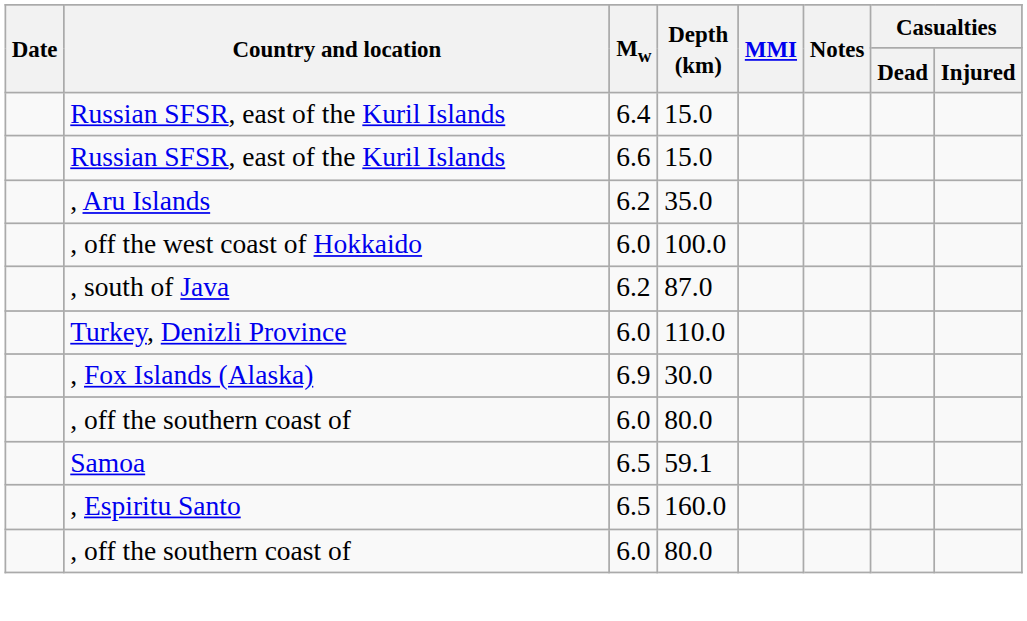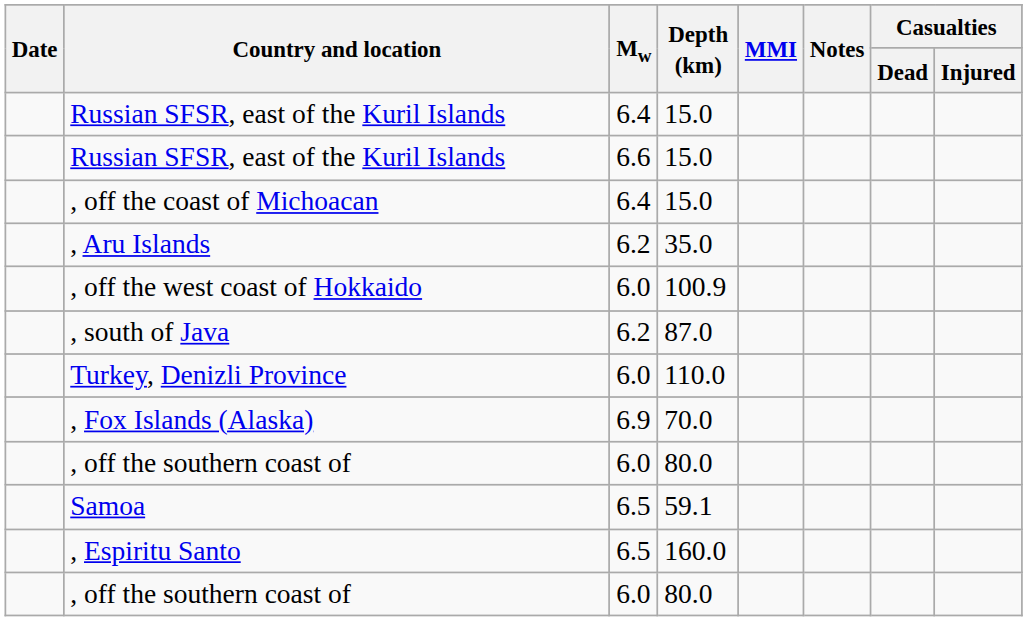+ row: (224, 200)
(695, 244) 100.0 -> (695, 288) 100.9
(688, 375) 30.0 -> (688, 419) 70.0
